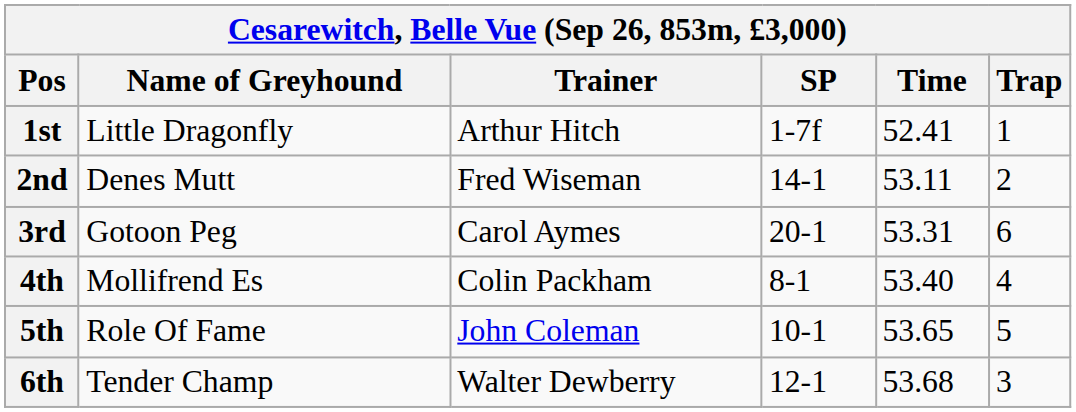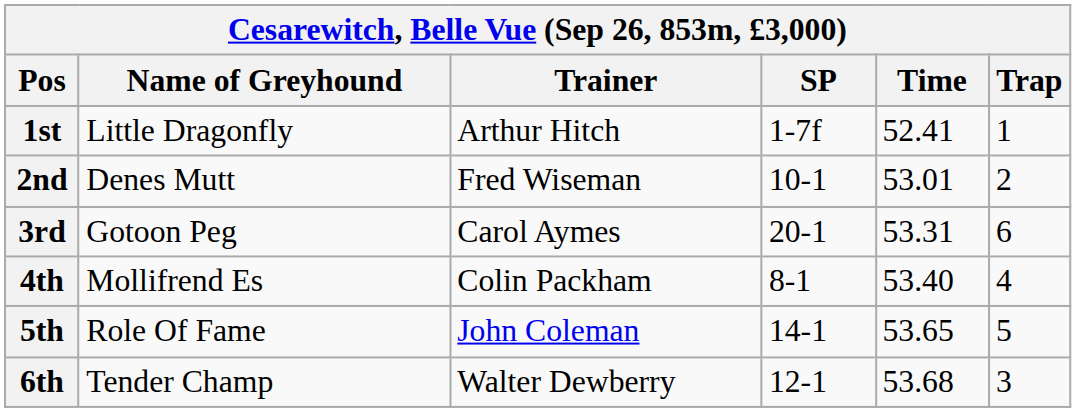(798, 180) 14-1 -> (798, 180) 10-1
(918, 180) 53.11 -> (918, 180) 53.01
(798, 331) 10-1 -> (798, 331) 14-1
